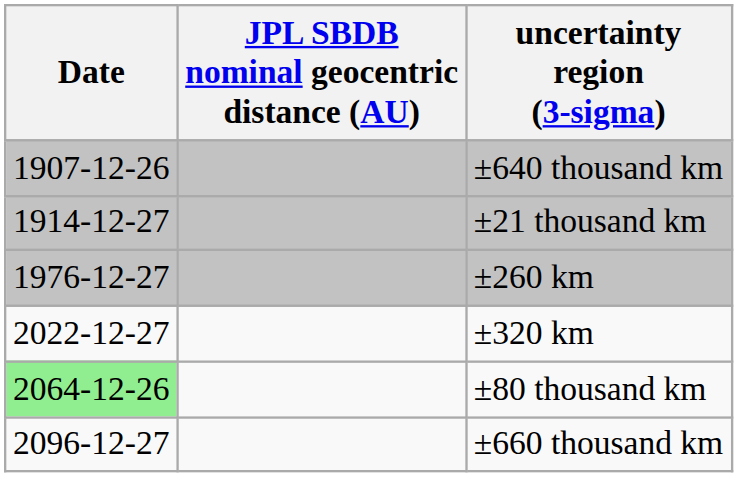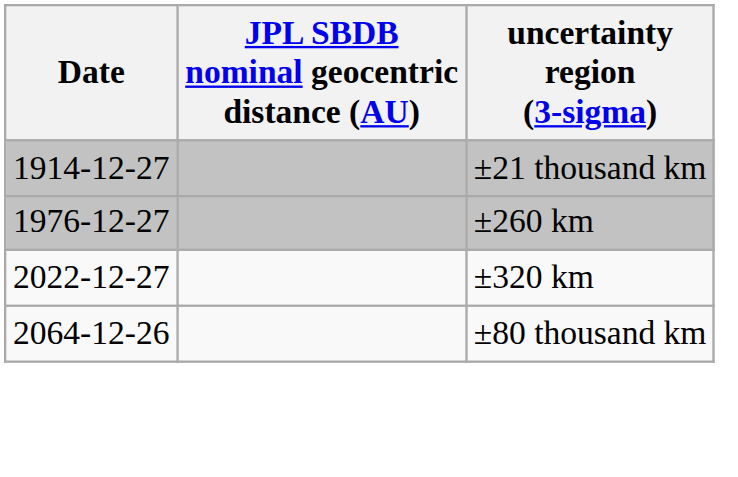- row: (599, 167)
(91, 388) lightgreen background -> (91, 333) no background
- row: (599, 443)
